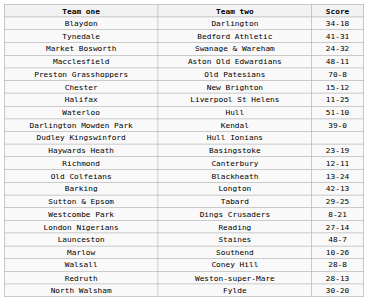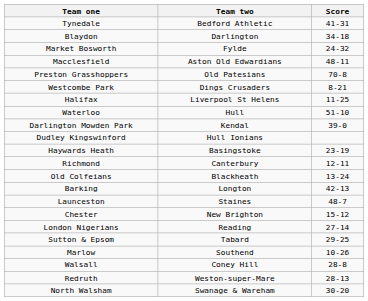rows swapped: (81, 36) <-> (81, 23)
(235, 49) Swanage & Wareham -> (235, 49) Fylde
rows swapped: (81, 87) <-> (81, 214)
rows swapped: (81, 201) <-> (81, 239)
(235, 290) Fylde -> (235, 290) Swanage & Wareham
